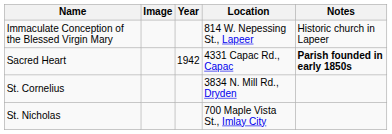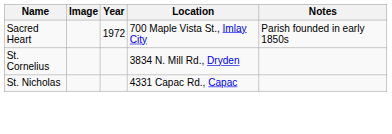- row: (65, 34)
(188, 61) 1942 -> (114, 34) 1972
(242, 61) 4331 Capac Rd., Capac -> (188, 34) 700 Maple Vista St., Imlay City
(340, 61) bold -> (313, 34) normal
(240, 116) 700 Maple Vista St., Imlay City -> (184, 83) 4331 Capac Rd., Capac
